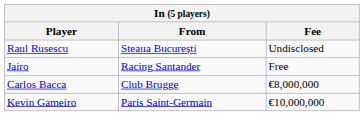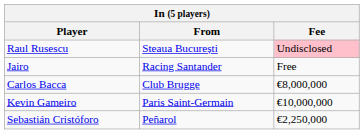(296, 48) no background -> (304, 48) pink background
+ row: (53, 119)
